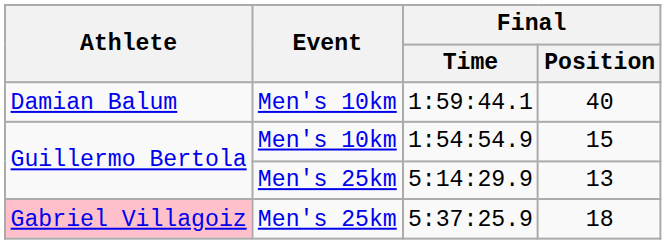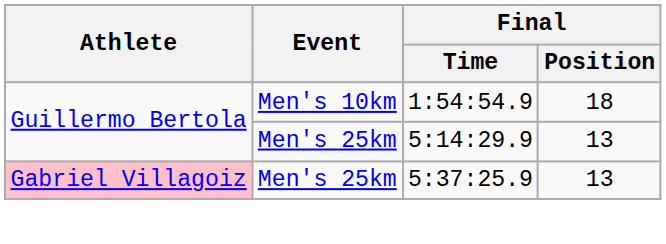- row: (470, 102)
(600, 141) 15 -> (600, 102) 18
(600, 219) 18 -> (600, 180) 13
